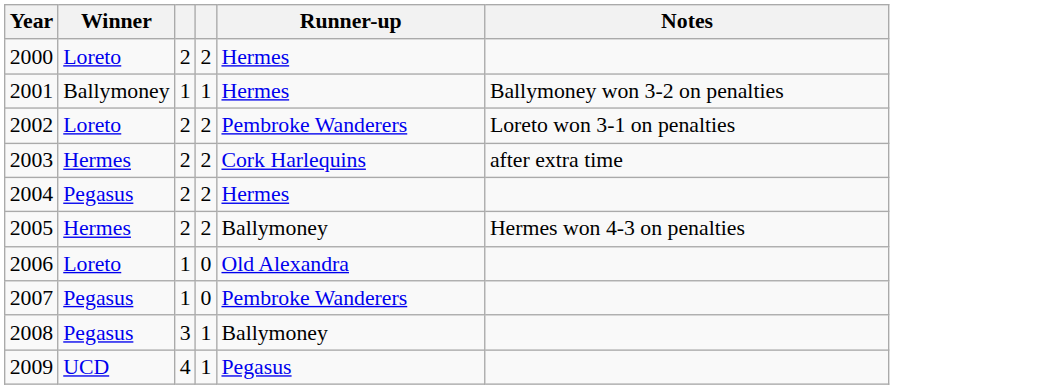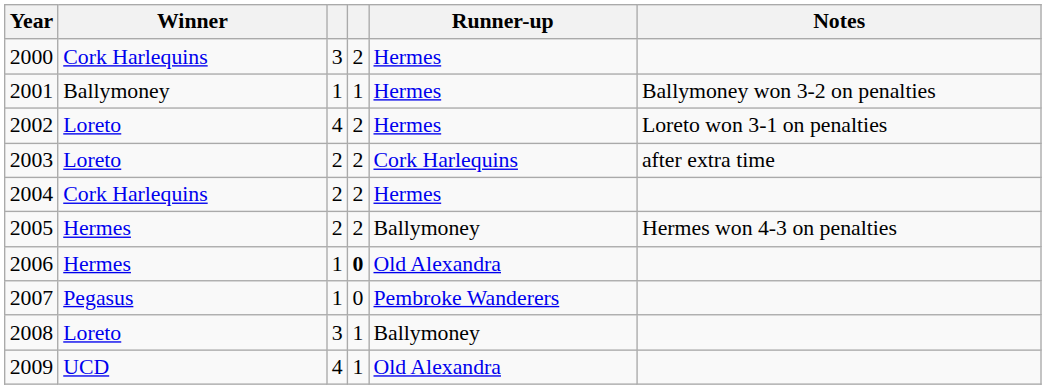(92, 56) Loreto -> (135, 56) Cork Harlequins
(185, 56) 2 -> (337, 56) 3
(185, 125) 2 -> (337, 125) 4
(314, 125) Pembroke Wanderers -> (407, 125) Hermes
(97, 159) Hermes -> (92, 159) Loreto
(98, 194) Pegasus -> (135, 194) Cork Harlequins
(92, 263) Loreto -> (97, 263) Hermes
(206, 263) normal -> (358, 263) bold
(98, 332) Pegasus -> (92, 332) Loreto
(257, 366) Pegasus -> (437, 366) Old Alexandra
